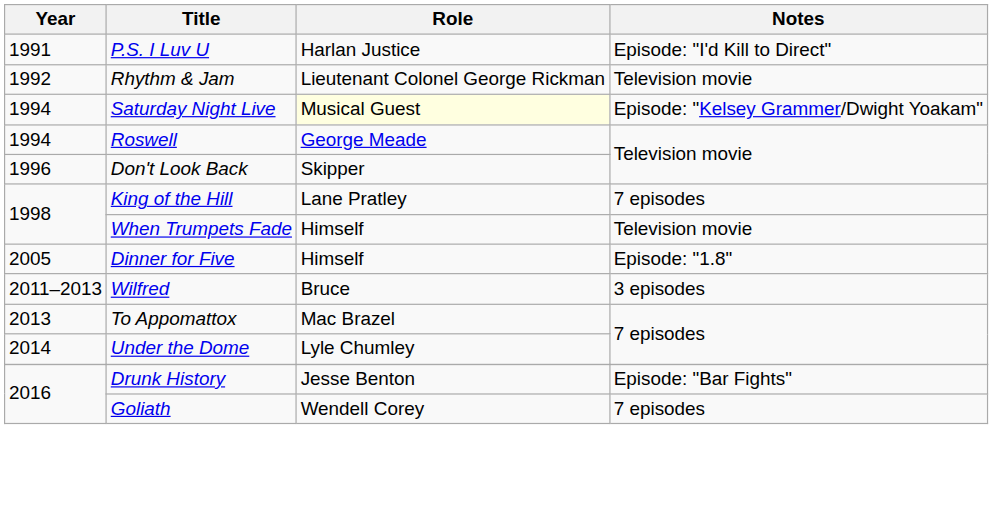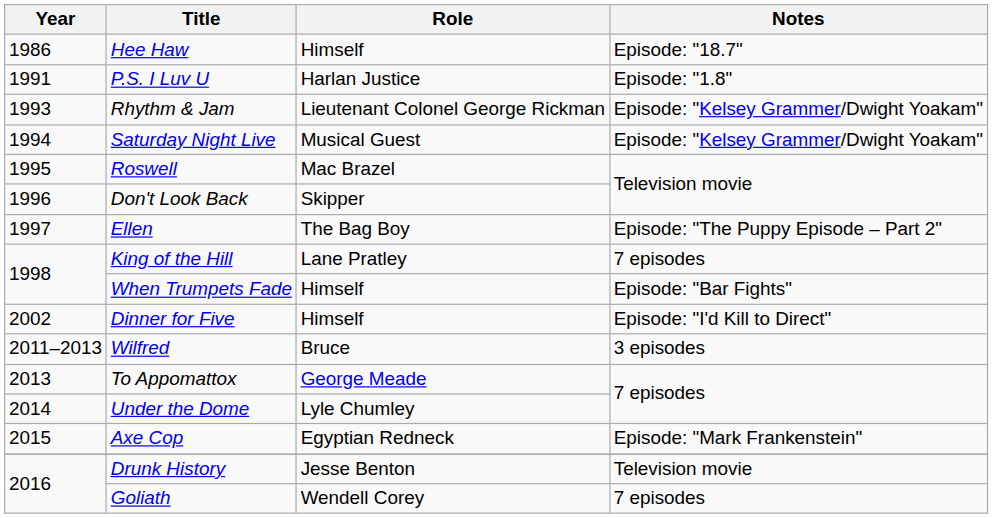+ row: (150, 49)
(722, 49) Episode: "I'd Kill to Direct" -> (673, 79) Episode: "1.8"
(30, 79) 1992 -> (30, 109) 1993
(683, 79) Television movie -> (798, 109) Episode: "Kelsey Grammer/Dwight Yoakam"
(360, 109) lightyellow background -> (360, 139) no background
(30, 139) 1994 -> (30, 169) 1995
(364, 139) George Meade -> (348, 169) Mac Brazel
+ row: (132, 229)
(683, 229) Television movie -> (703, 288) Episode: "Bar Fights"
(30, 259) 2005 -> (30, 318) 2002
(673, 259) Episode: "1.8" -> (722, 318) Episode: "I'd Kill to Direct"
(348, 318) Mac Brazel -> (364, 378) George Meade
+ row: (147, 438)
(703, 378) Episode: "Bar Fights" -> (683, 468) Television movie
